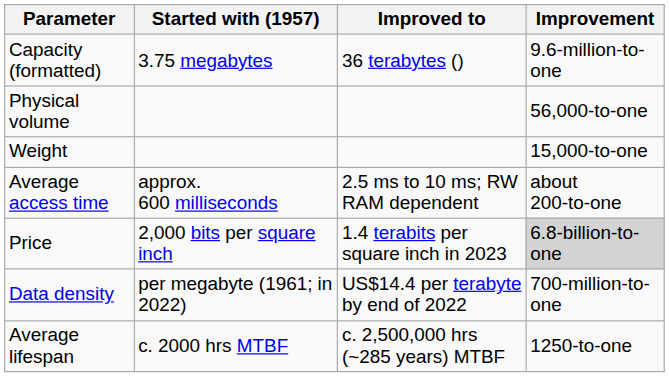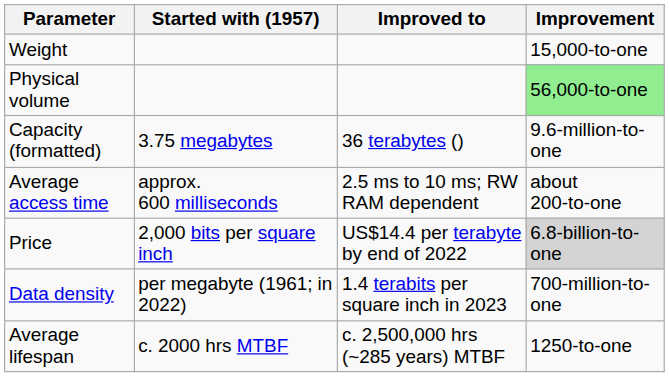rows swapped: (55, 60) <-> (38, 151)
(589, 111) no background -> (589, 89) lightgreen background
(424, 243) 1.4 terabits per square inch in 2023 -> (432, 243) US$14.4 per terabyte by end of 2022
(432, 294) US$14.4 per terabyte by end of 2022 -> (424, 294) 1.4 terabits per square inch in 2023
